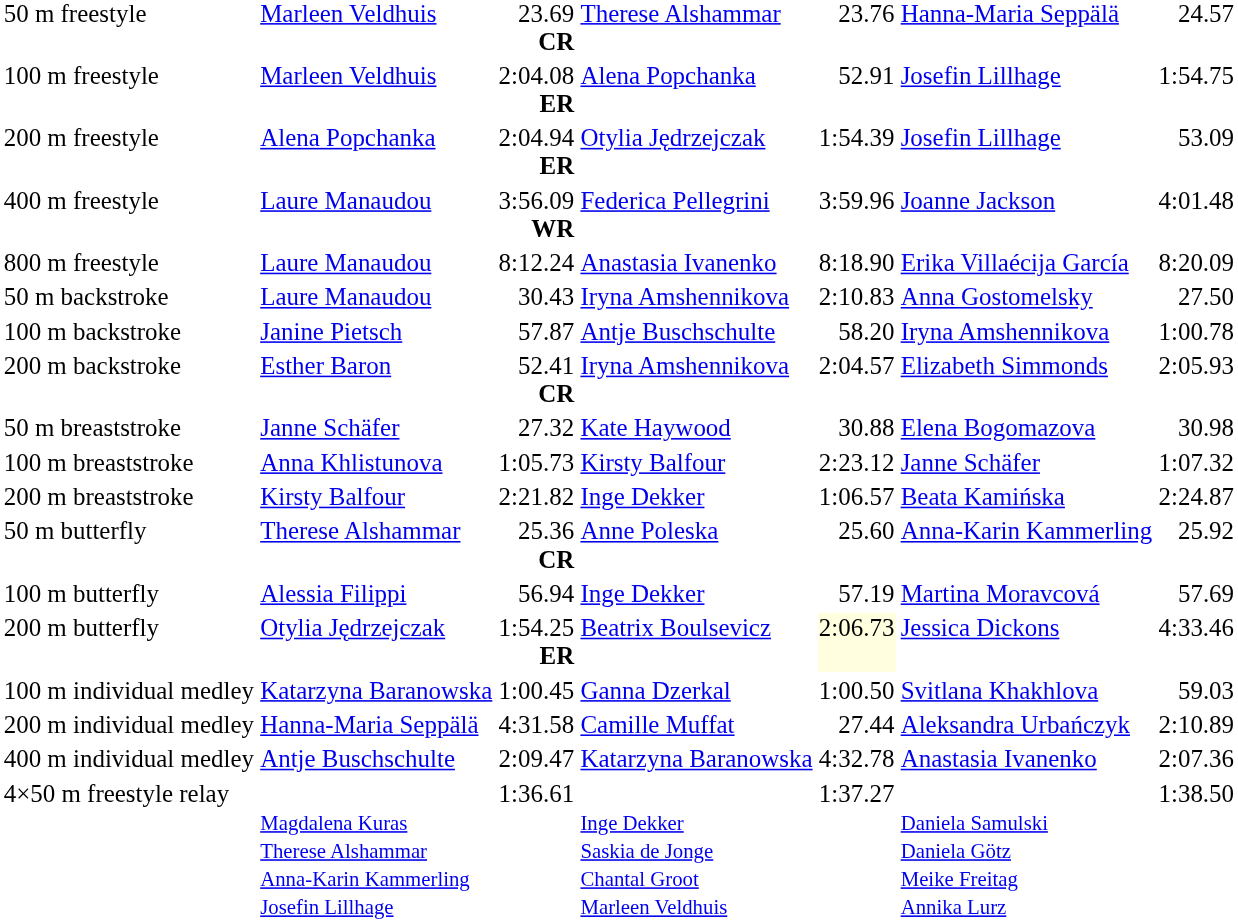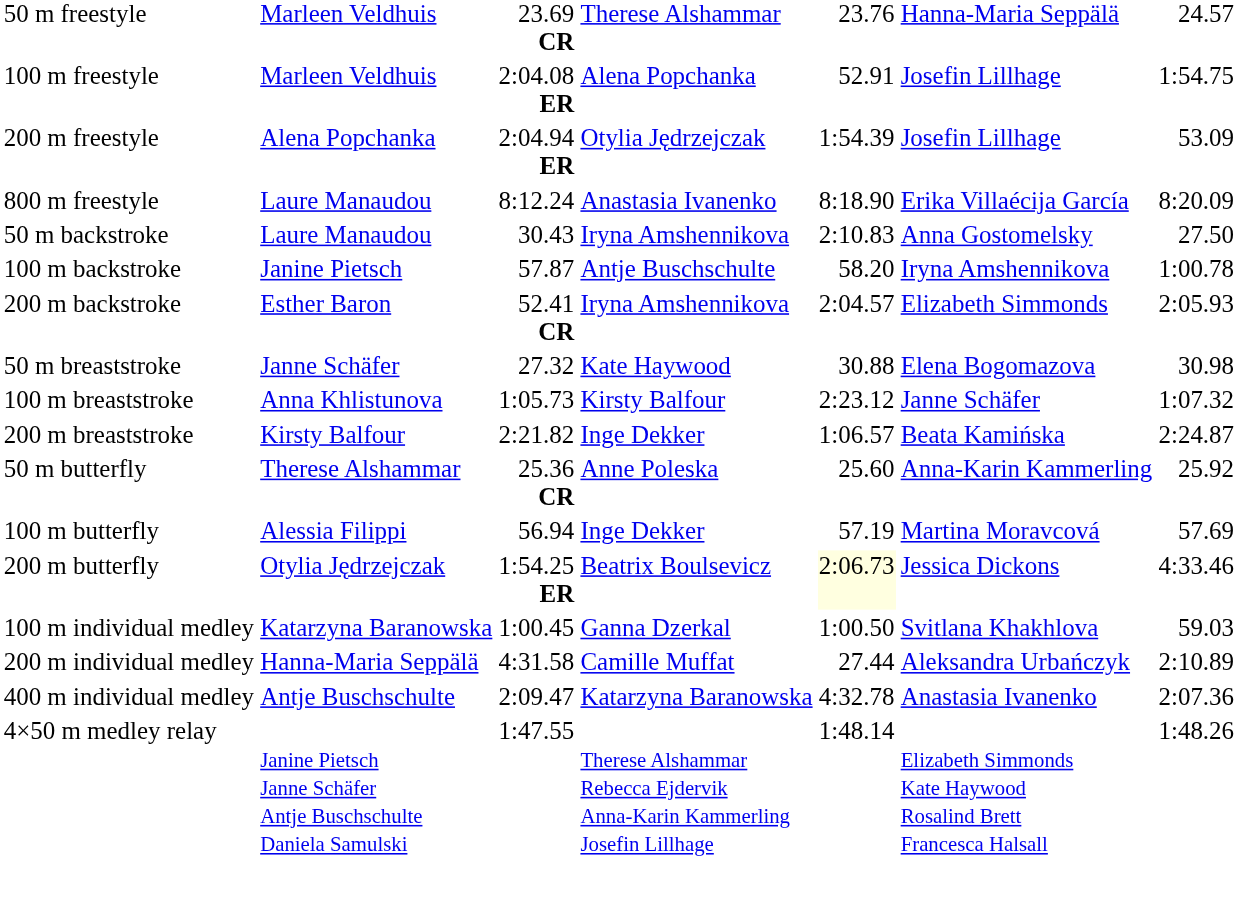- row: (81, 200)
- row: (116, 793)
+ row: (110, 731)
